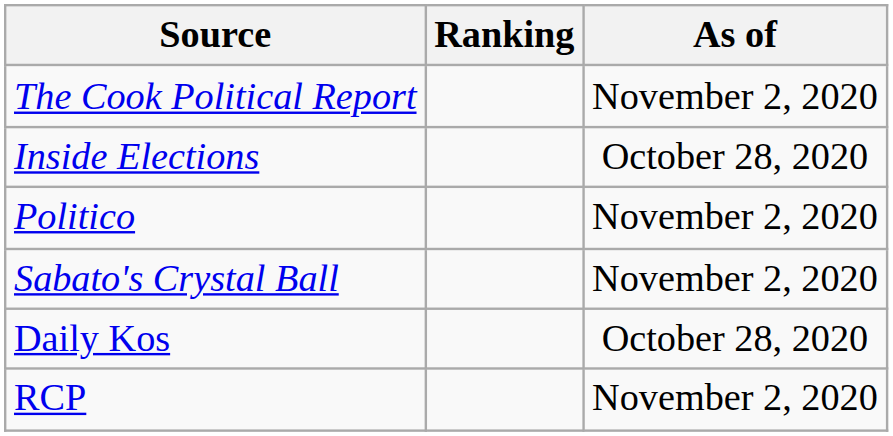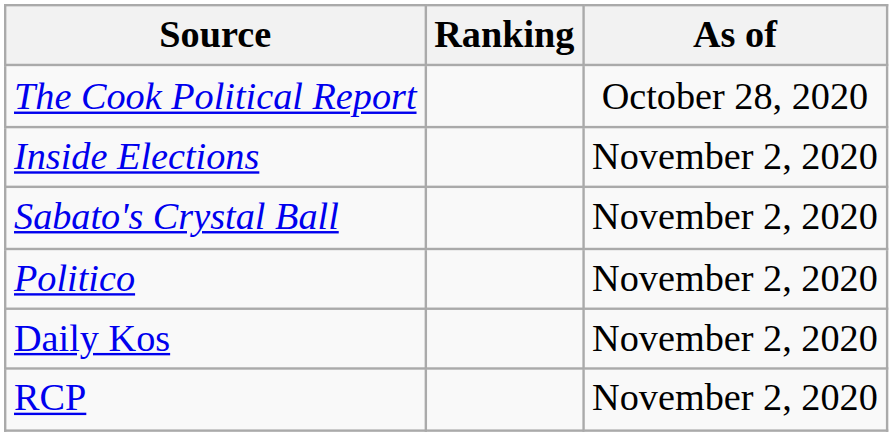(735, 95) November 2, 2020 -> (735, 95) October 28, 2020
(735, 156) October 28, 2020 -> (735, 156) November 2, 2020
rows swapped: (176, 277) <-> (75, 216)
(735, 338) October 28, 2020 -> (735, 338) November 2, 2020
